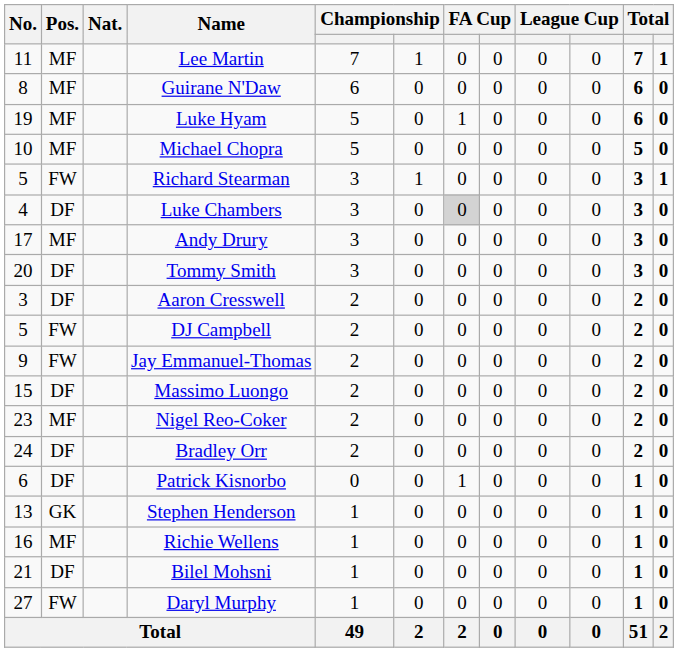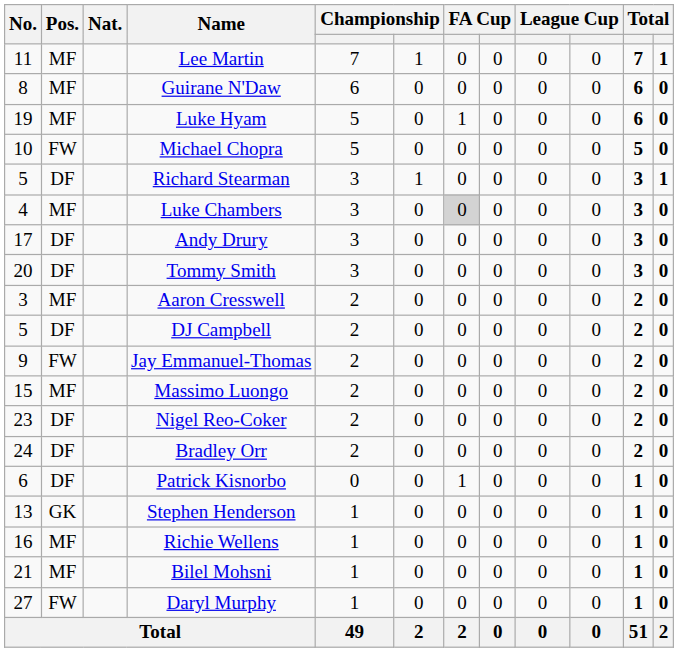(62, 149) MF -> (62, 149) FW
(62, 179) FW -> (62, 179) DF
(62, 209) DF -> (62, 209) MF
(62, 239) MF -> (62, 239) DF
(62, 300) DF -> (62, 300) MF
(62, 330) FW -> (62, 330) DF
(62, 390) DF -> (62, 390) MF
(62, 420) MF -> (62, 420) DF
(62, 571) DF -> (62, 571) MF
